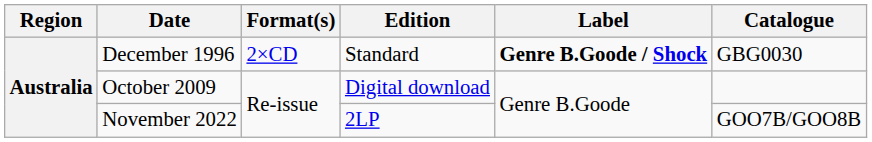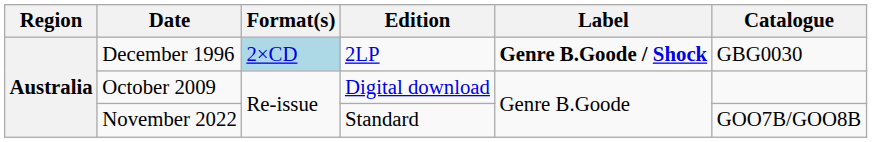(272, 53) no background -> (272, 53) lightblue background
(382, 53) Standard -> (362, 53) 2LP
(362, 119) 2LP -> (382, 119) Standard
